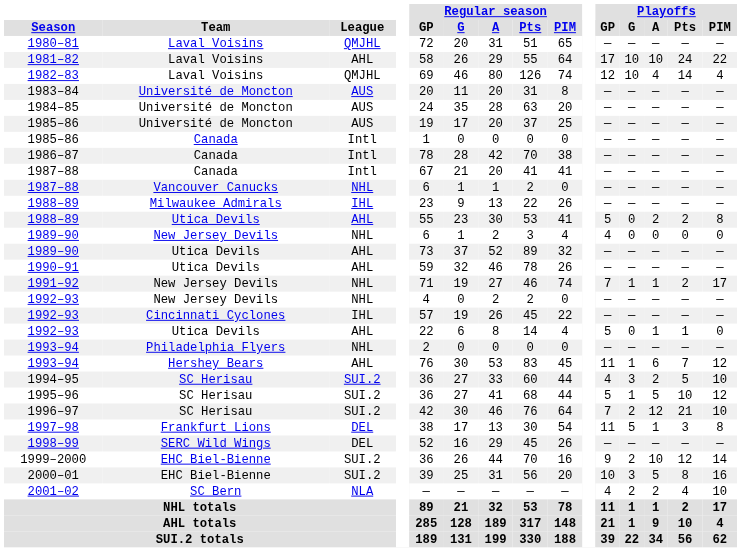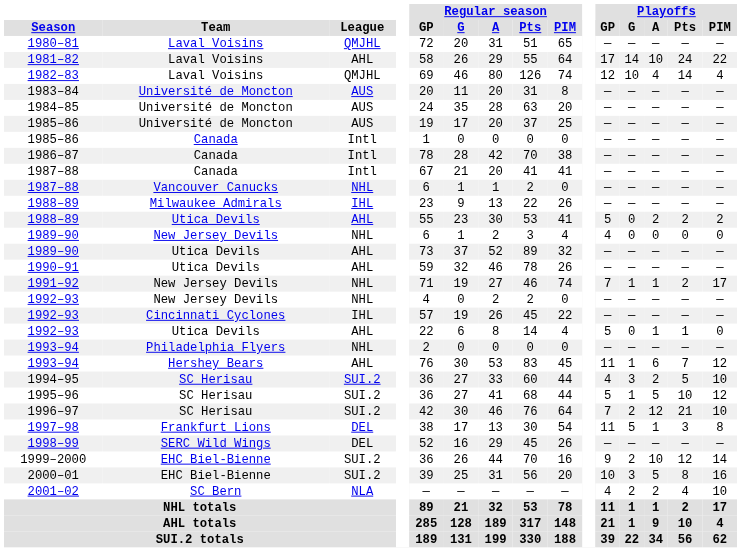(632, 60) 10 -> (632, 60) 14
(720, 220) 8 -> (720, 220) 2
